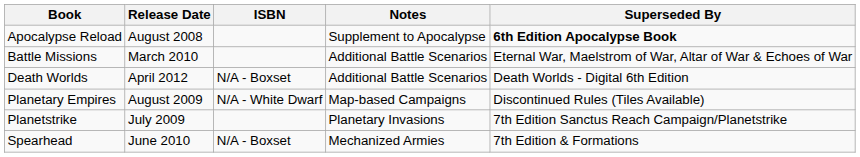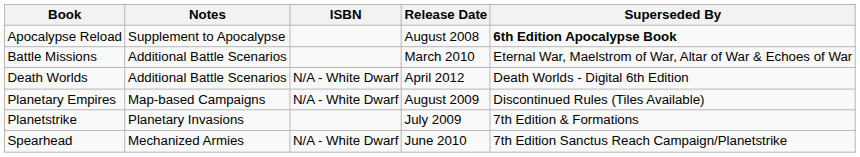columns swapped: (408, 15) <-> (169, 15)
(254, 78) N/A - Boxset -> (346, 78) N/A - White Dwarf
(640, 120) 7th Edition Sanctus Reach Campaign/Planetstrike -> (566, 120) 7th Edition & Formations
(254, 141) N/A - Boxset -> (346, 141) N/A - White Dwarf
(566, 141) 7th Edition & Formations -> (640, 141) 7th Edition Sanctus Reach Campaign/Planetstrike
